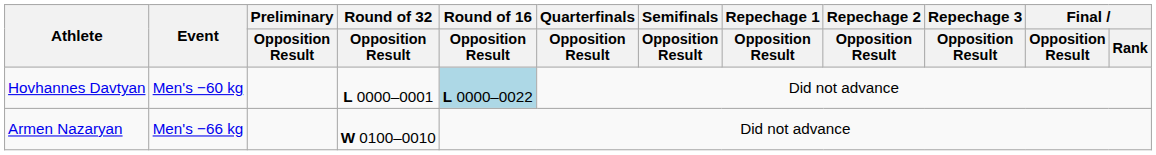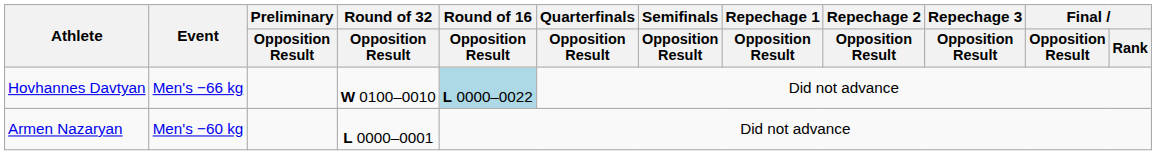(198, 88) Men's −60 kg -> (198, 88) Men's −66 kg
(388, 97) L 0000–0001 -> (388, 97) W 0100–0010
(198, 129) Men's −66 kg -> (198, 129) Men's −60 kg
(388, 138) W 0100–0010 -> (388, 138) L 0000–0001
